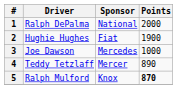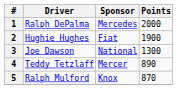(118, 24) National -> (118, 24) Mercedes
(118, 51) Mercedes -> (118, 51) National
(151, 51) 1000 -> (151, 51) 1300
(149, 78) bold -> (149, 78) normal
